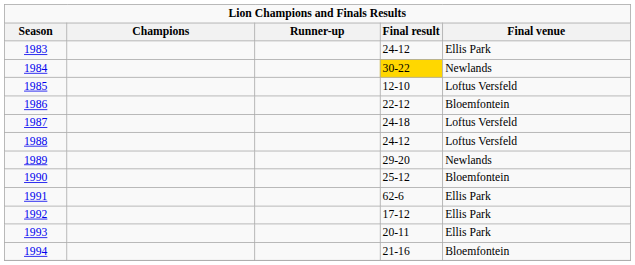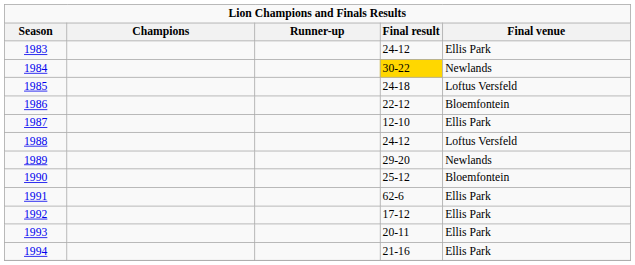(396, 86) 12-10 -> (396, 86) 24-18
(396, 123) 24-18 -> (396, 123) 12-10
(481, 123) Loftus Versfeld -> (468, 123) Ellis Park
(477, 251) Bloemfontein -> (468, 251) Ellis Park
